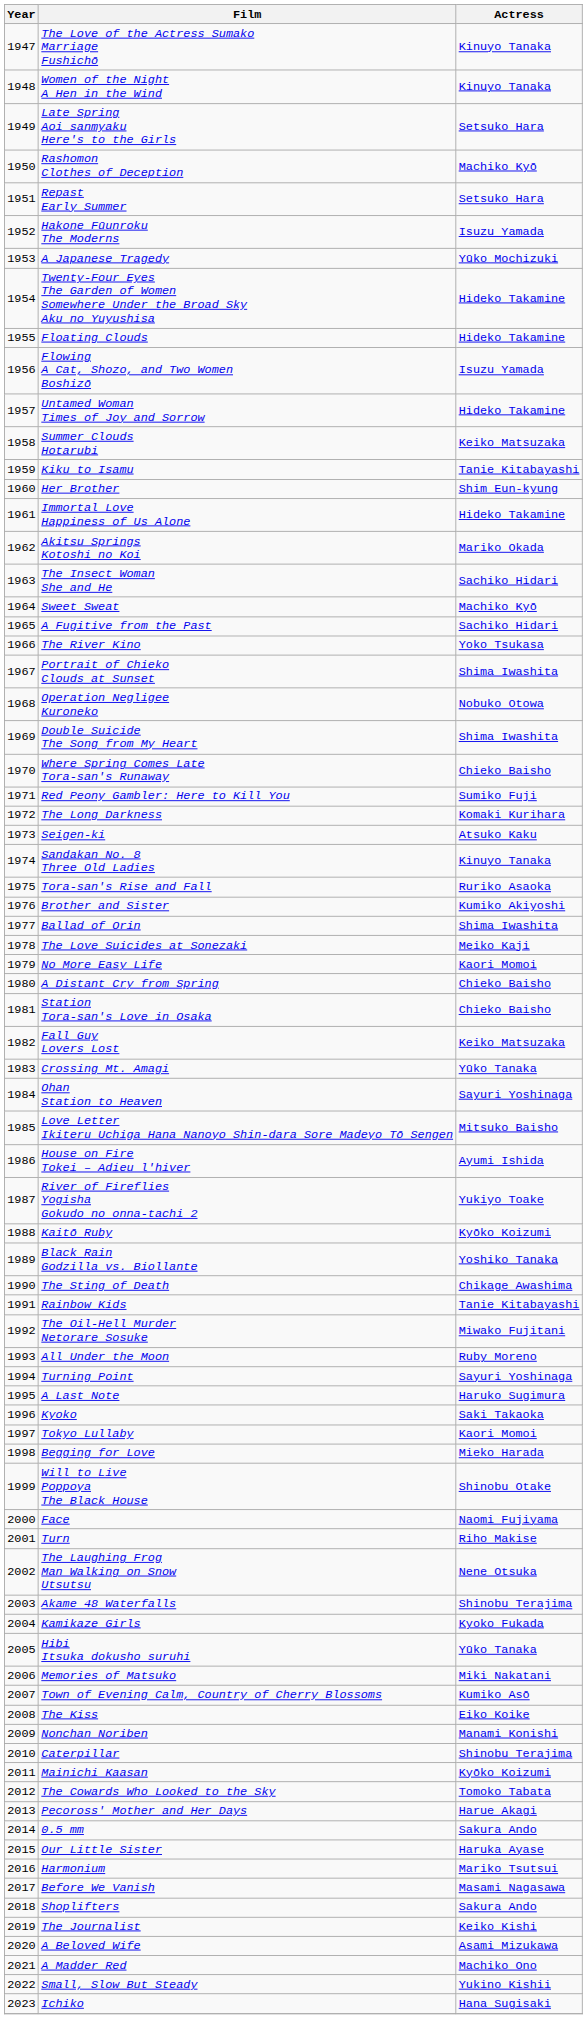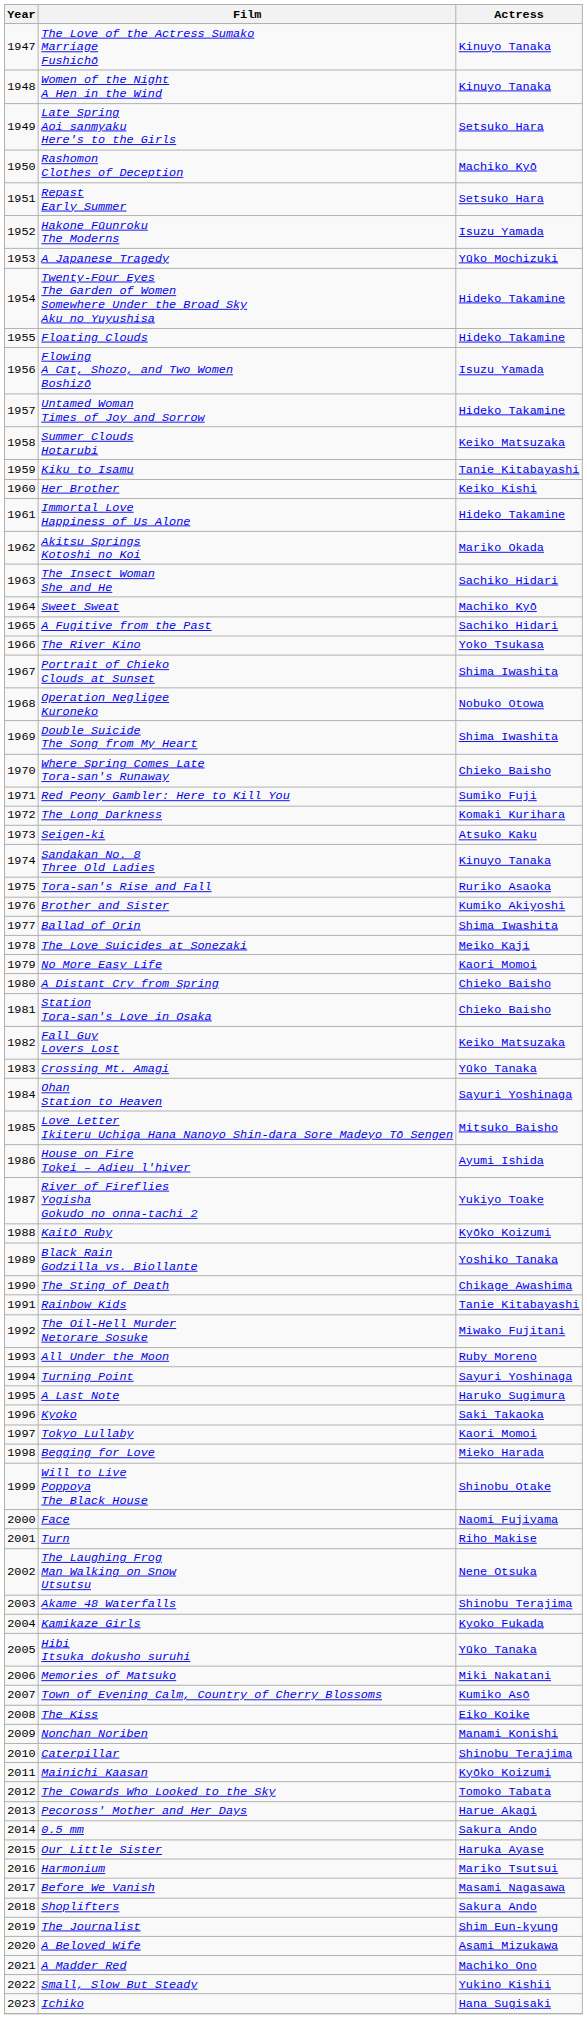(508, 489) Shim Eun-kyung -> (498, 489) Keiko Kishi
(498, 1927) Keiko Kishi -> (508, 1927) Shim Eun-kyung
